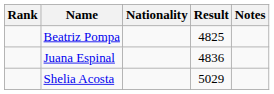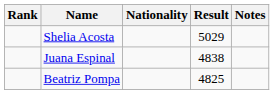rows swapped: (79, 79) <-> (82, 36)
(211, 57) 4836 -> (211, 57) 4838
